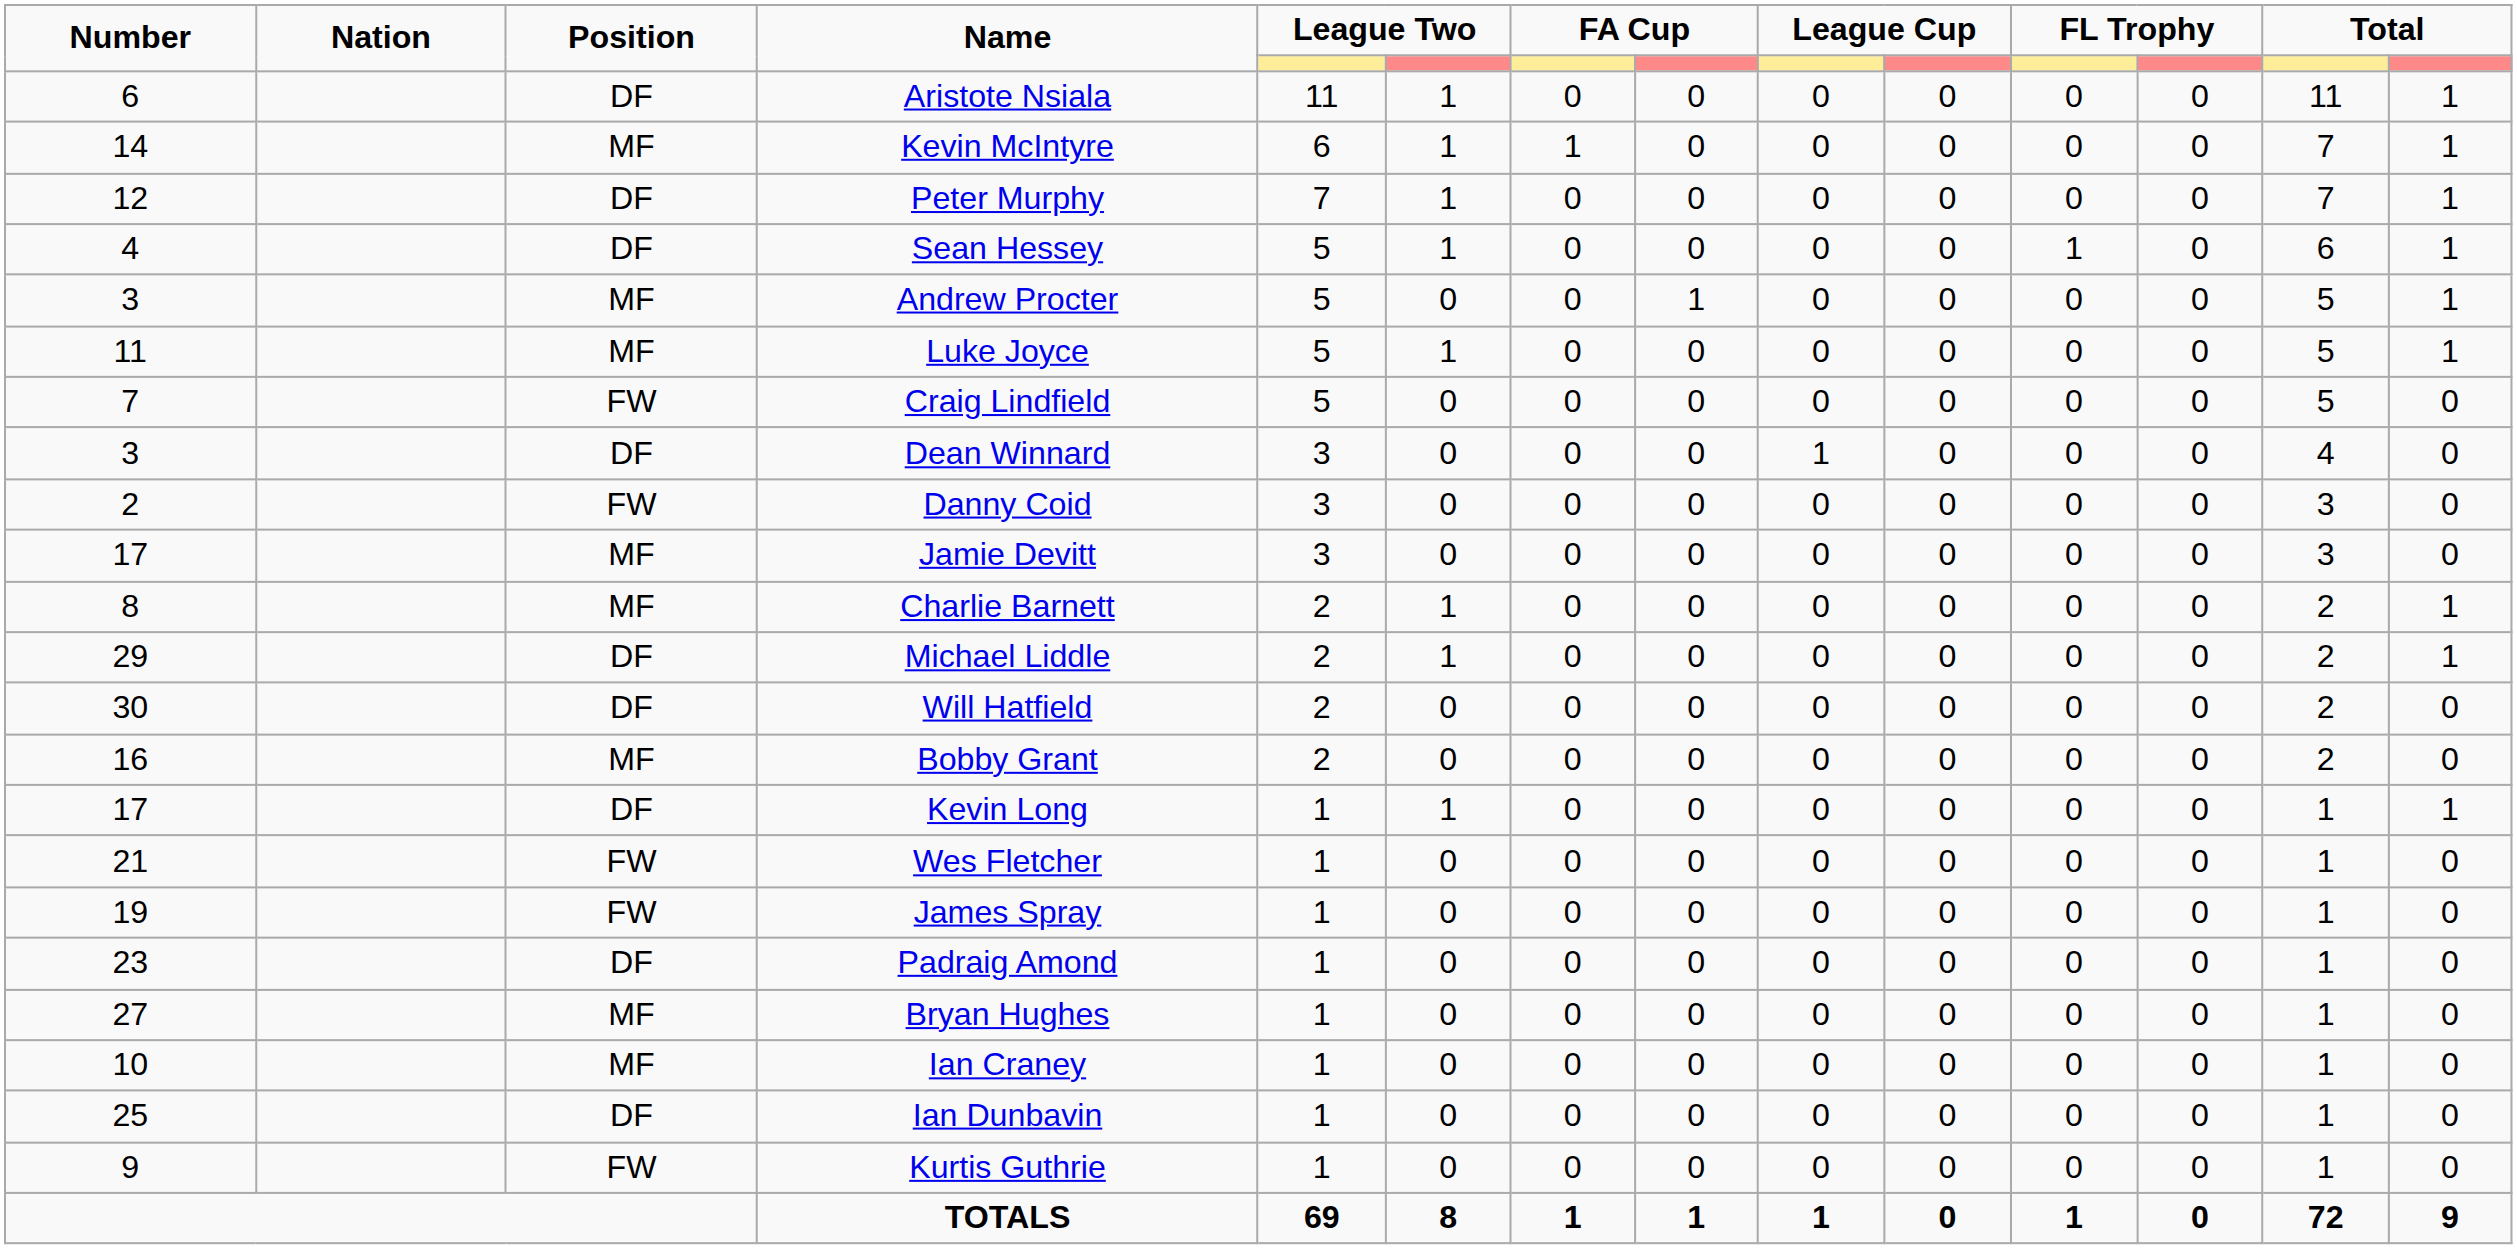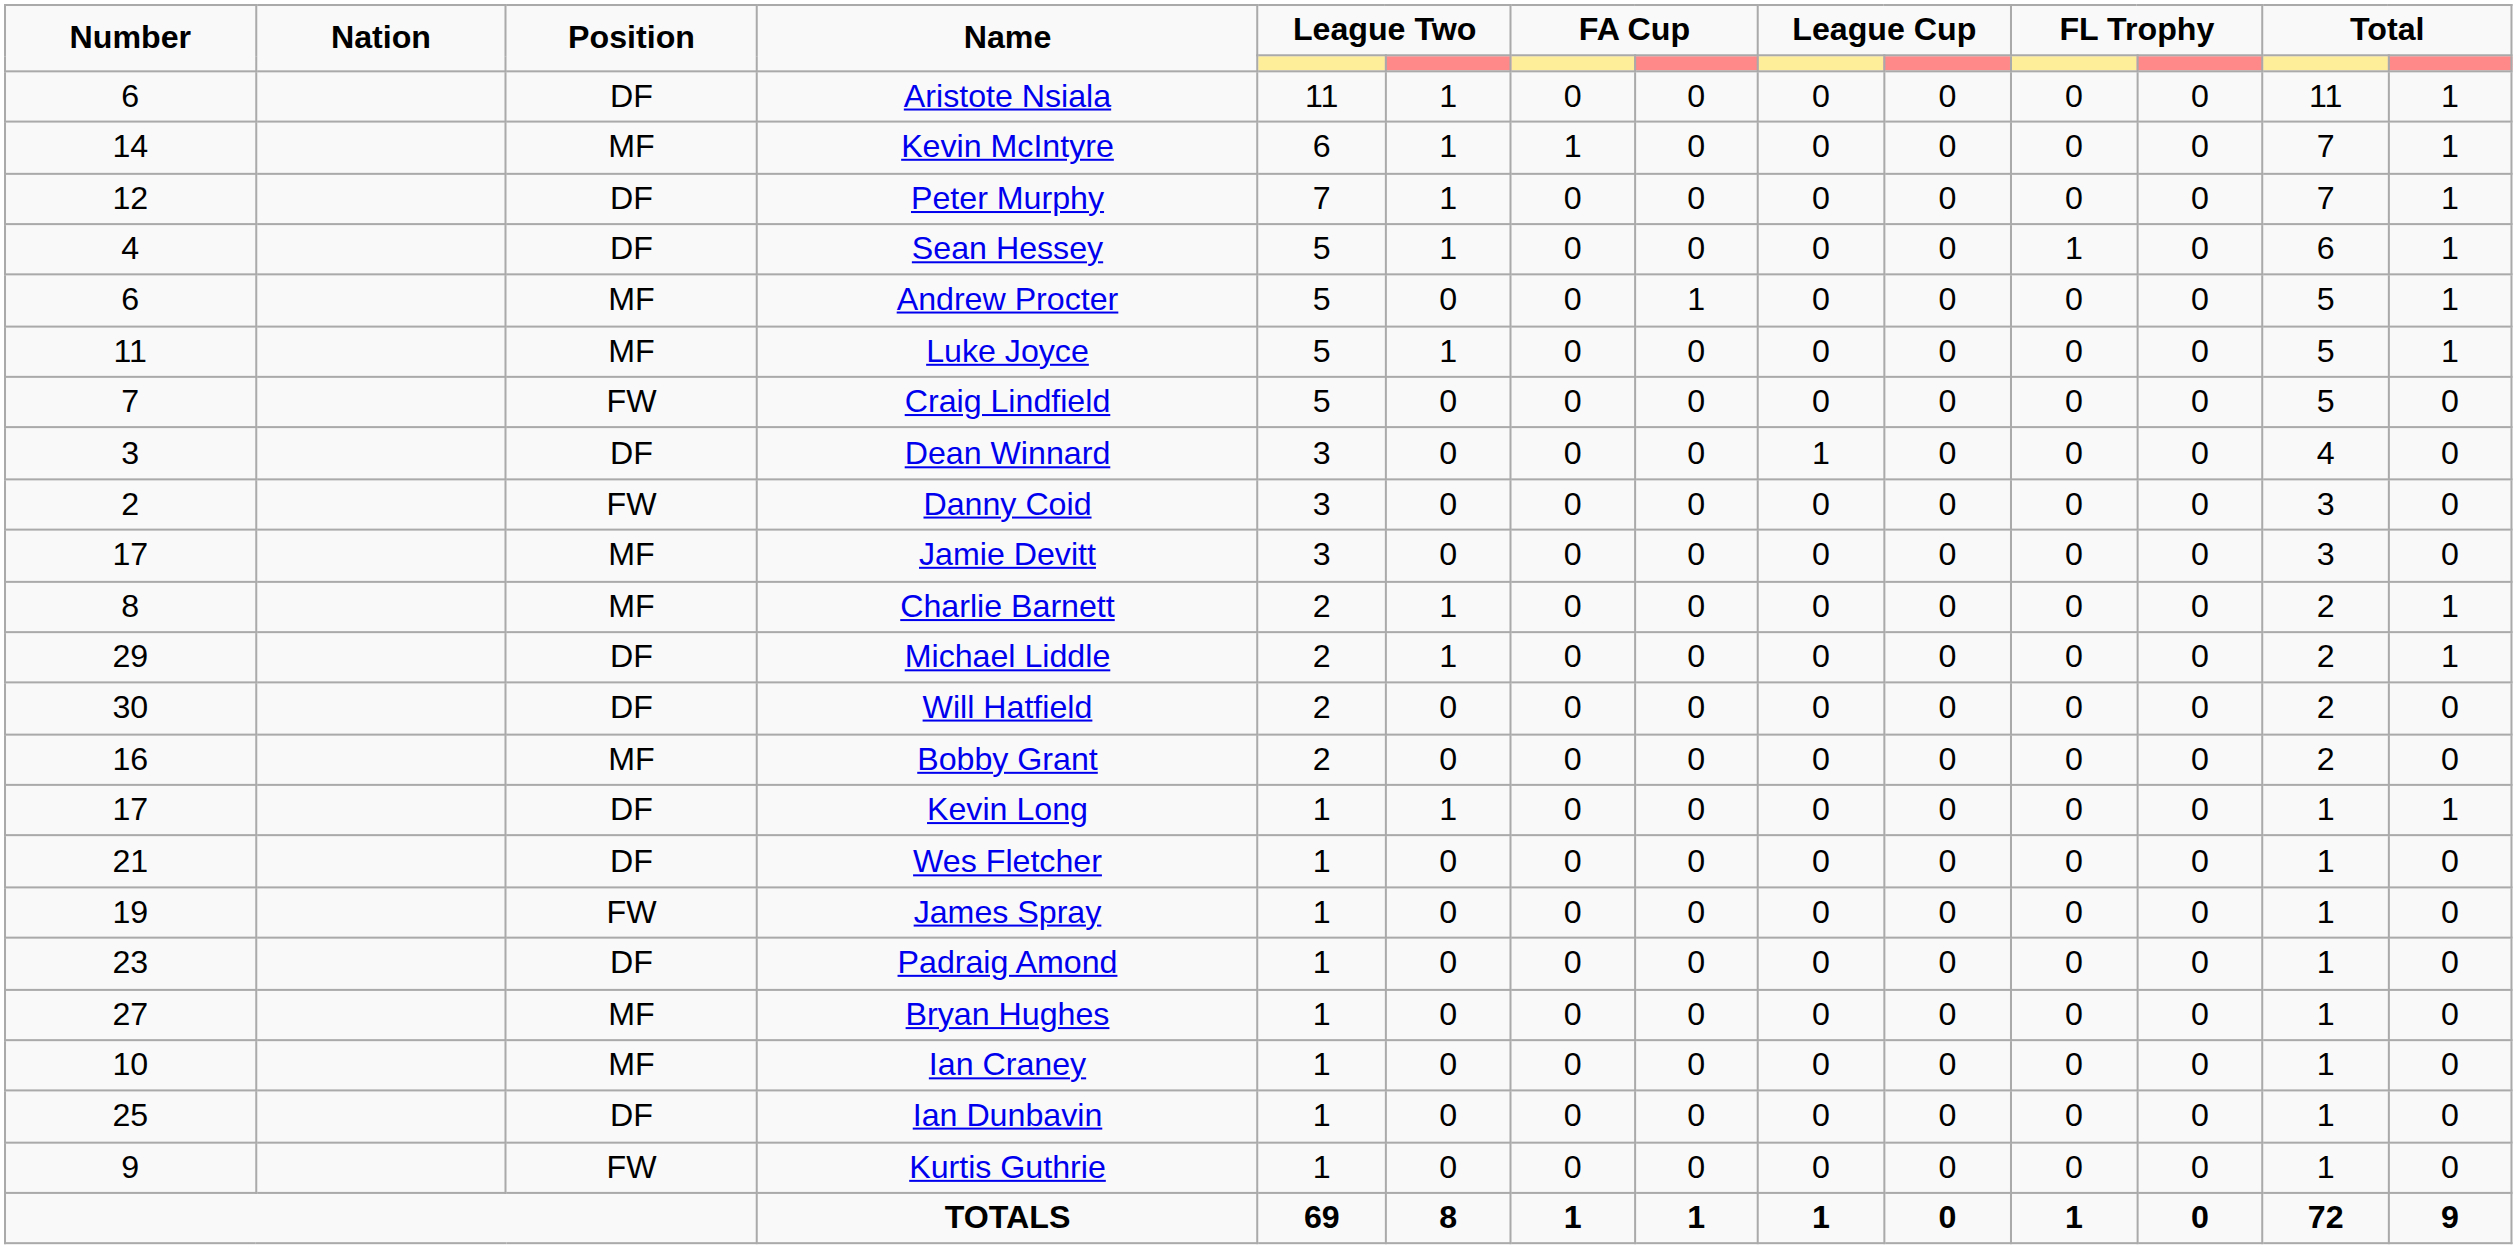(130, 299) 3 -> (130, 299) 6
(632, 860) FW -> (632, 860) DF
